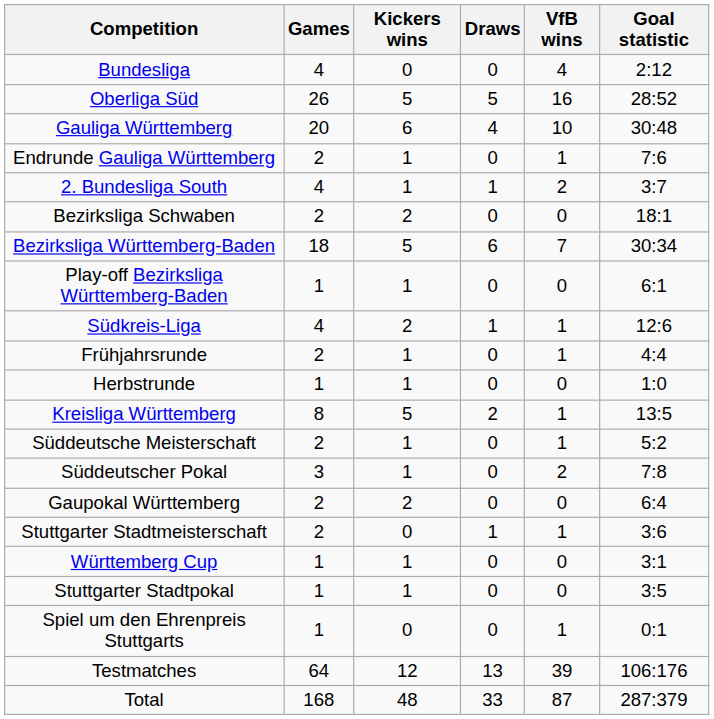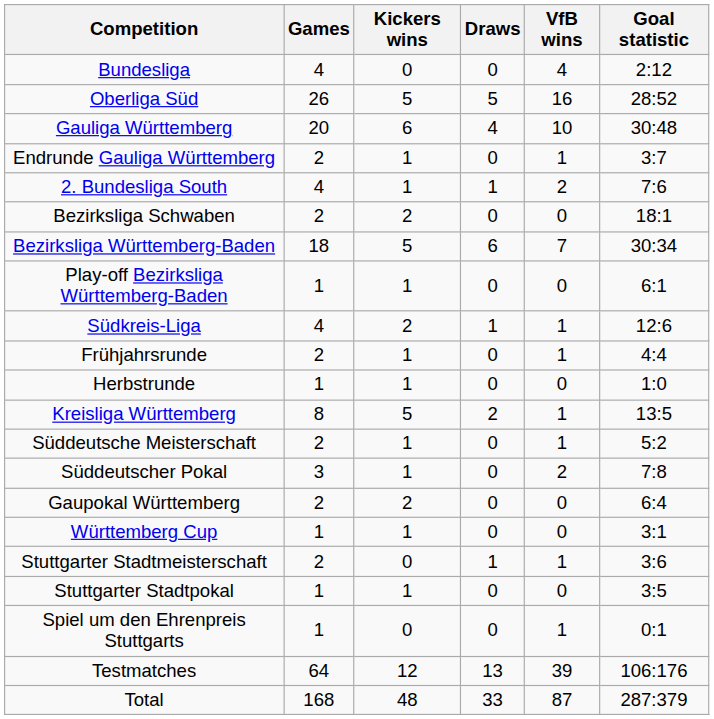(654, 157) 7:6 -> (654, 157) 3:7
(654, 187) 3:7 -> (654, 187) 7:6
rows swapped: (144, 561) <-> (144, 531)
